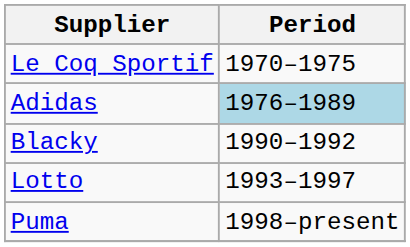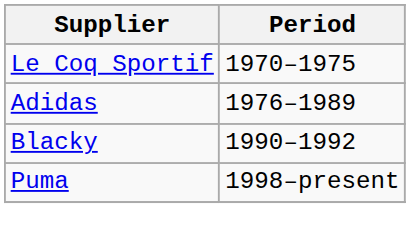(291, 103) lightblue background -> (291, 103) no background
- row: (47, 182)
